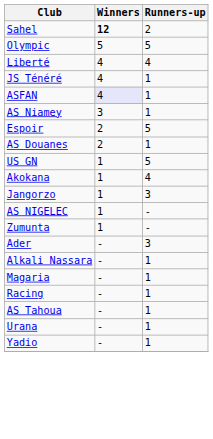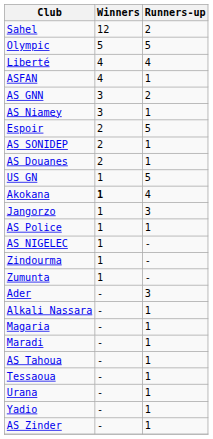(103, 29) bold -> (103, 29) normal
- row: (34, 79)
(100, 95) lavender background -> (100, 79) no background
+ row: (25, 95)
+ row: (37, 145)
(100, 178) normal -> (100, 194) bold
+ row: (34, 227)
+ row: (34, 261)
+ row: (25, 343)
- row: (25, 294)
+ row: (31, 376)
+ row: (34, 426)
